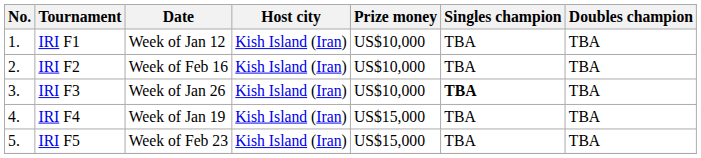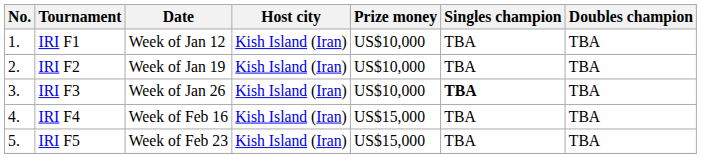(178, 66) Week of Feb 16 -> (177, 66) Week of Jan 19
(177, 116) Week of Jan 19 -> (178, 116) Week of Feb 16
